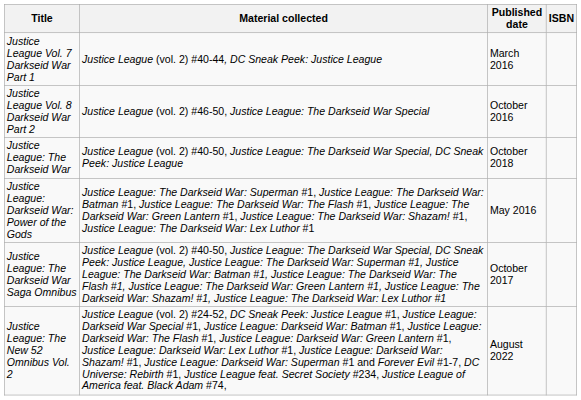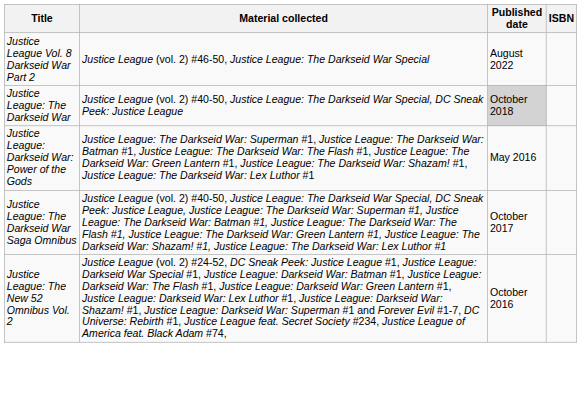- row: (39, 59)
(509, 111) October 2016 -> (506, 59) August 2022
(509, 158) no background -> (509, 105) lightgrey background
(506, 350) August 2022 -> (509, 298) October 2016
